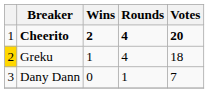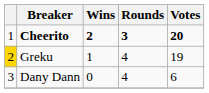(124, 35) 4 -> (124, 35) 3
(177, 56) 18 -> (177, 56) 19
(124, 77) 1 -> (124, 77) 4
(174, 77) 7 -> (174, 77) 6
